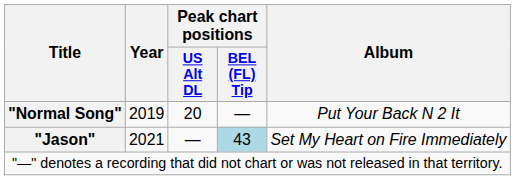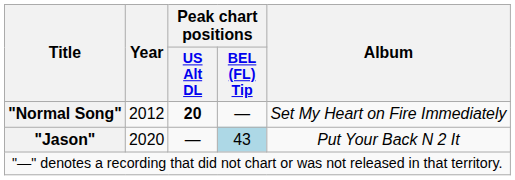(147, 114) 2019 -> (147, 114) 2012
(193, 114) normal -> (193, 114) bold
(388, 114) Put Your Back N 2 It -> (388, 114) Set My Heart on Fire Immediately
(147, 139) 2021 -> (147, 139) 2020
(388, 139) Set My Heart on Fire Immediately -> (388, 139) Put Your Back N 2 It
